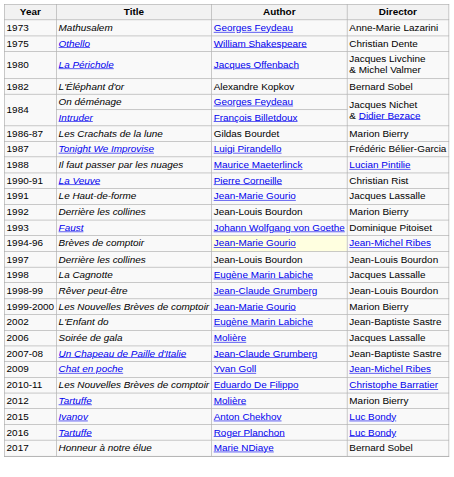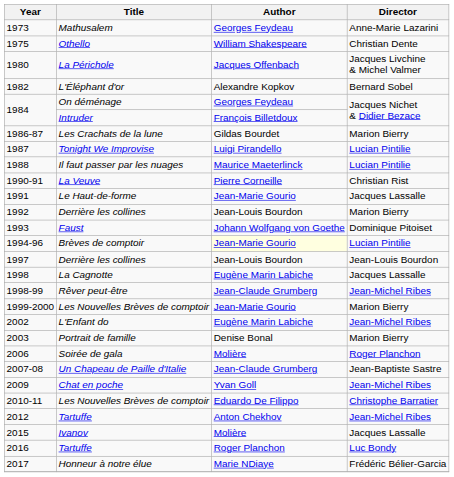(398, 149) Frédéric Bélier-Garcia -> (380, 149) Lucian Pintilie
(390, 243) Jean-Michel Ribes -> (380, 243) Lucian Pintilie
(394, 290) Jean-Louis Bourdon -> (390, 290) Jean-Michel Ribes
(395, 322) Jean-Baptiste Sastre -> (390, 322) Jean-Michel Ribes
+ row: (18, 338)
(387, 338) Jacques Lassalle -> (385, 353) Roger Planchon
(230, 401) Molière -> (248, 416) Anton Chekhov
(379, 401) Marion Bierry -> (390, 416) Jean-Michel Ribes
(248, 416) Anton Chekhov -> (230, 432) Molière
(373, 416) Luc Bondy -> (387, 432) Jacques Lassalle
(381, 448) Bernard Sobel -> (398, 464) Frédéric Bélier-Garcia
